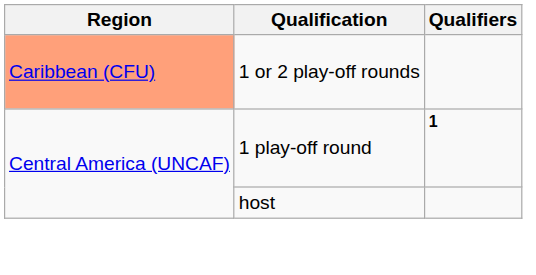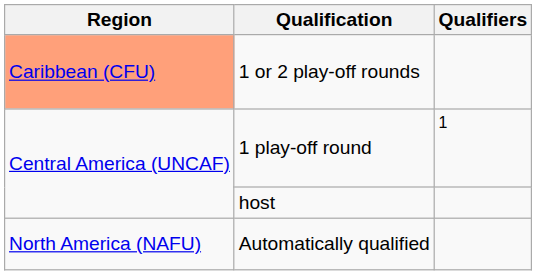(433, 126) bold -> (443, 122) normal
+ row: (334, 243)
